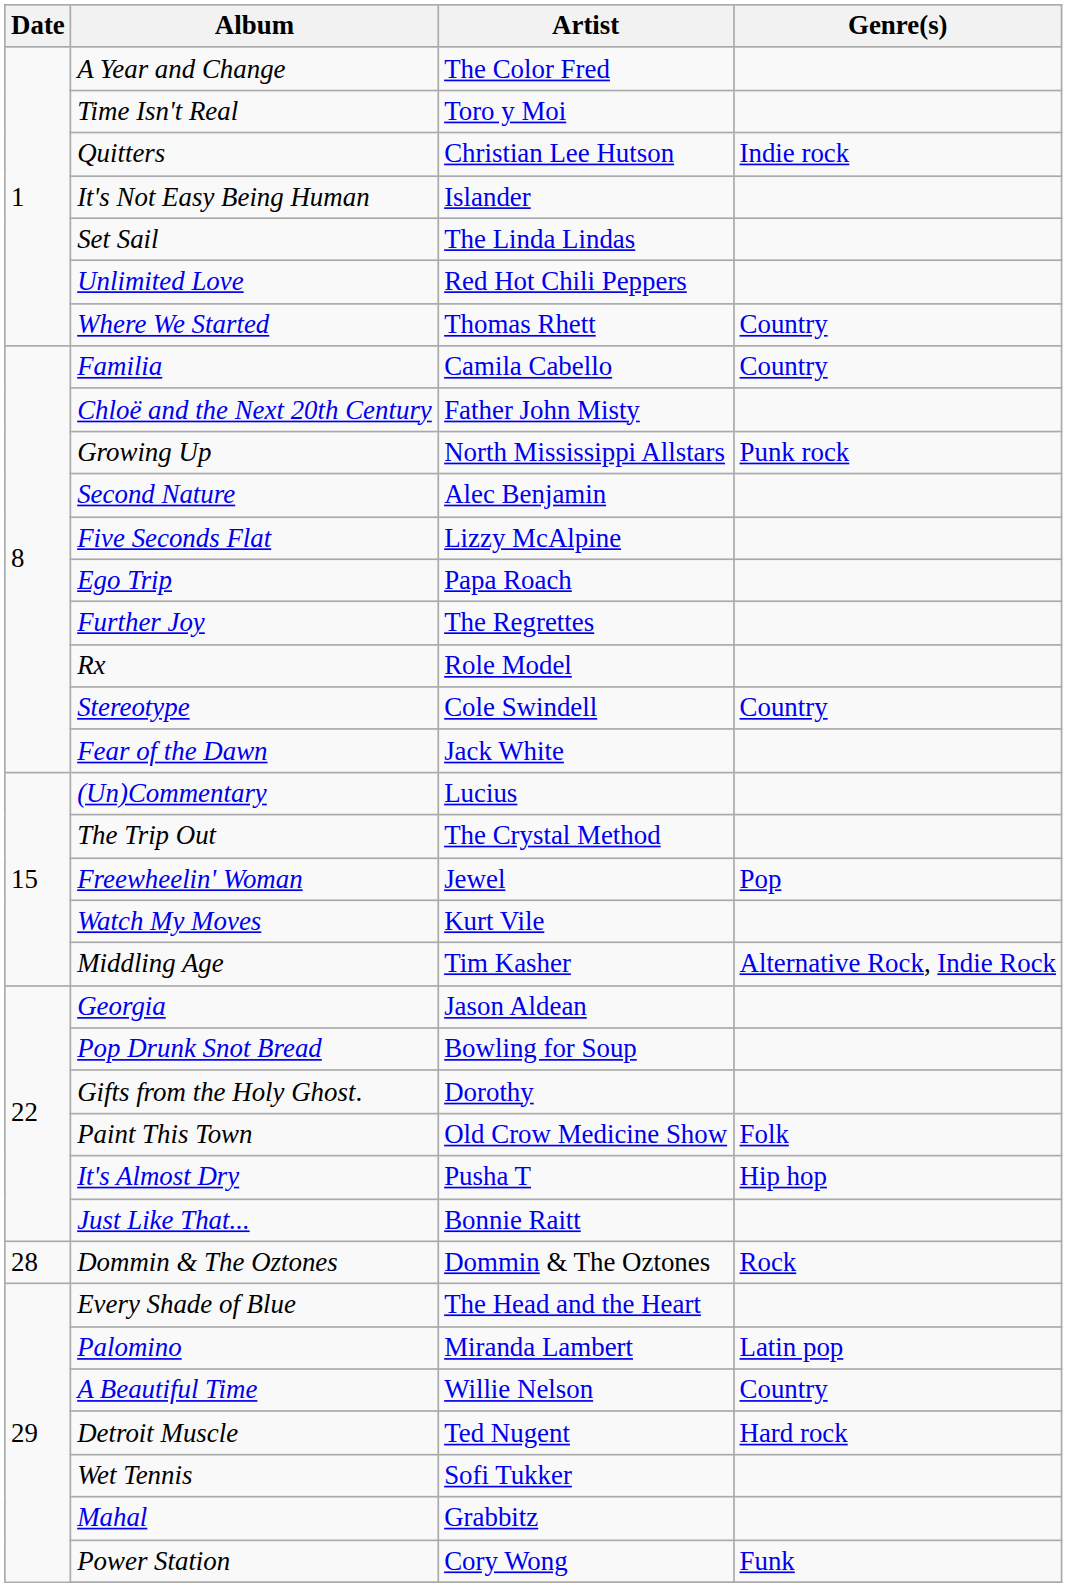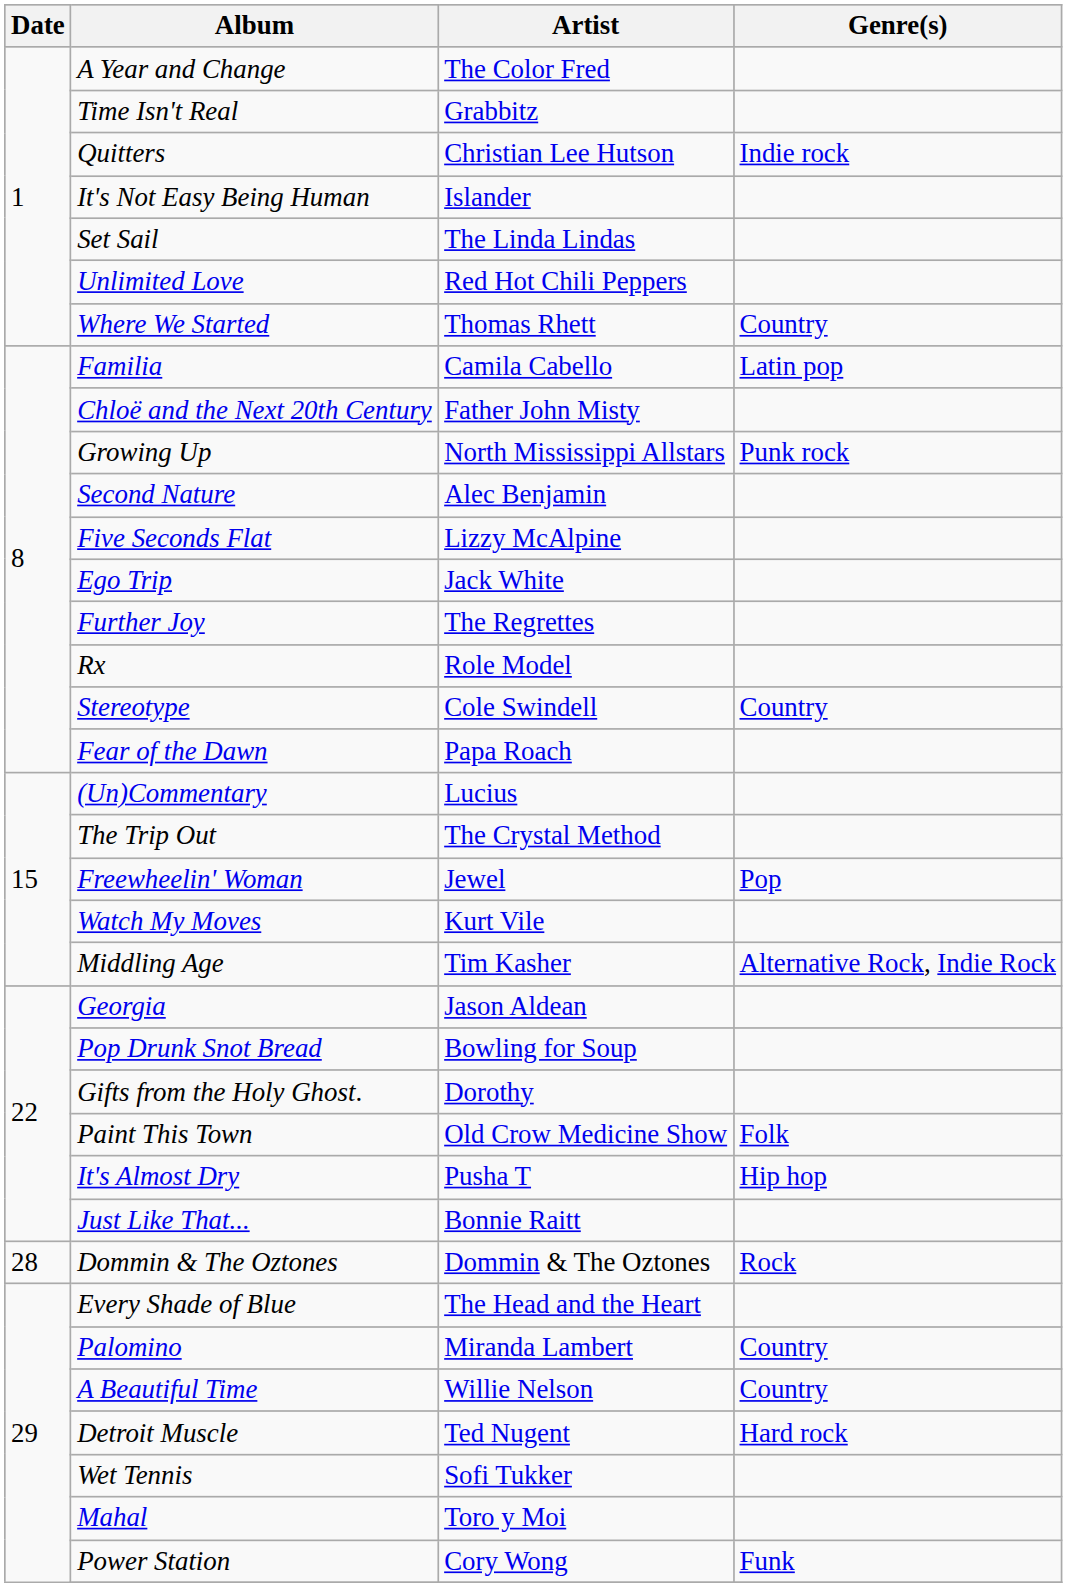(505, 111) Toro y Moi -> (491, 111) Grabbitz
(784, 366) Country -> (791, 366) Latin pop
(508, 580) Papa Roach -> (504, 580) Jack White
(504, 750) Jack White -> (508, 750) Papa Roach
(791, 1347) Latin pop -> (784, 1347) Country
(491, 1517) Grabbitz -> (505, 1517) Toro y Moi
